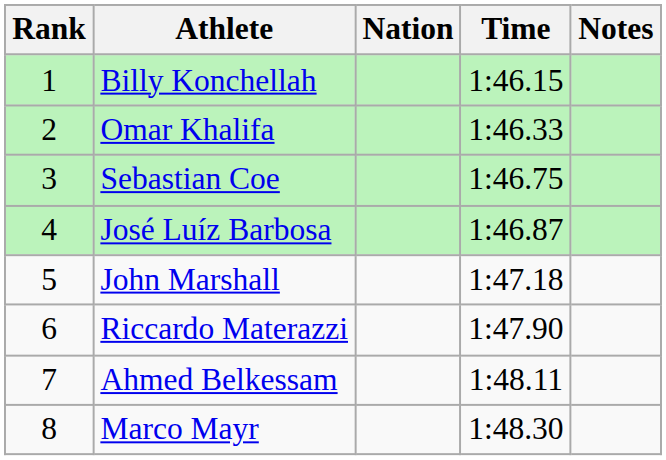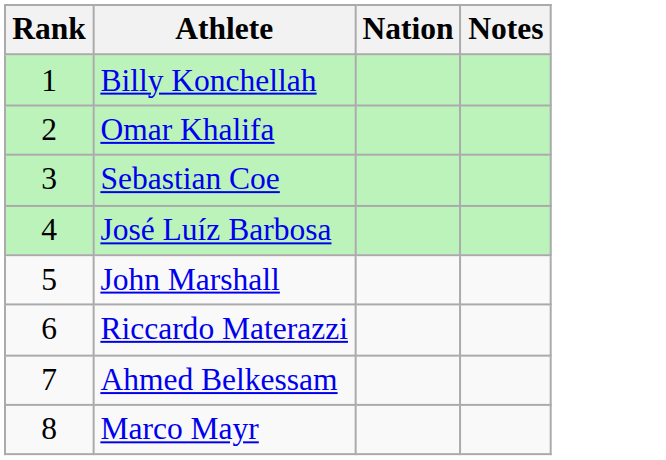- column: (516, 29)
